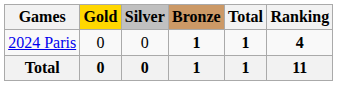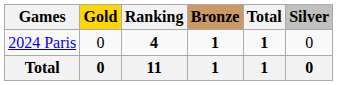columns swapped: (145, 17) <-> (300, 17)
